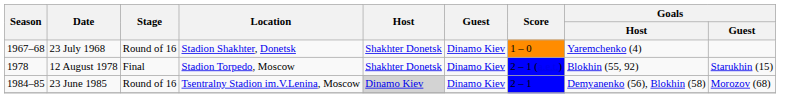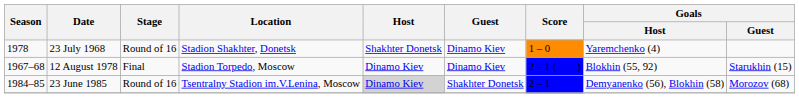(26, 48) 1967–68 -> (18, 48) 1978
(18, 66) 1978 -> (26, 66) 1967–68
(404, 66) Shakhter Donetsk -> (394, 66) Dinamo Kiev
(476, 83) Dinamo Kiev -> (485, 83) Shakhter Donetsk
